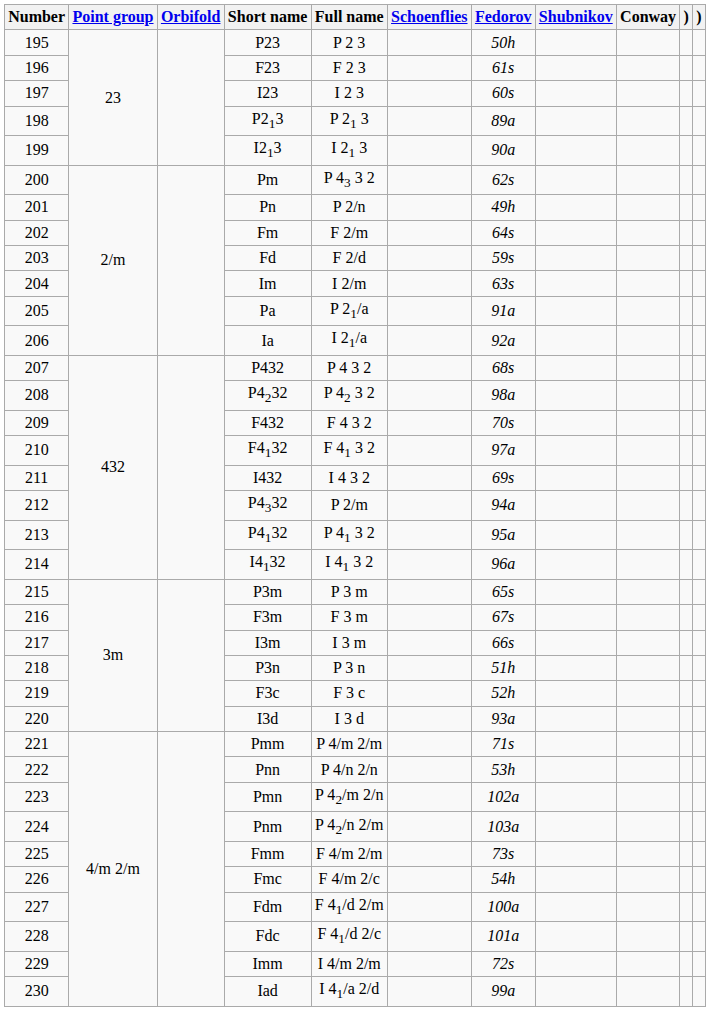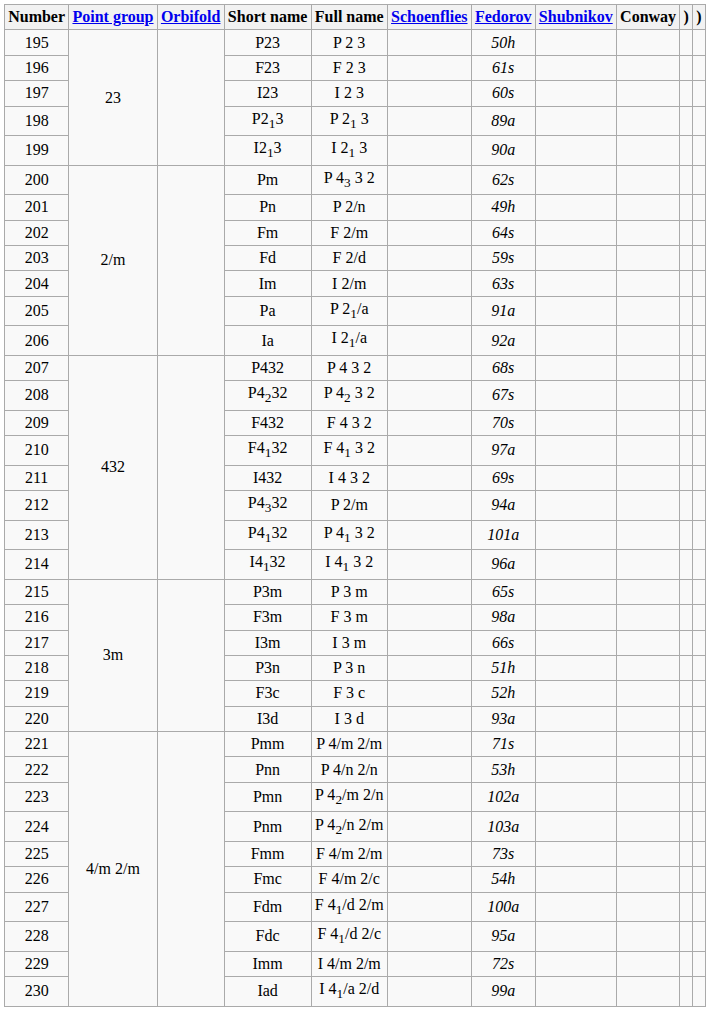(503, 395) 98a -> (503, 395) 67s
(503, 534) 95a -> (503, 534) 101a
(503, 617) 67s -> (503, 617) 98a
(503, 936) 101a -> (503, 936) 95a
